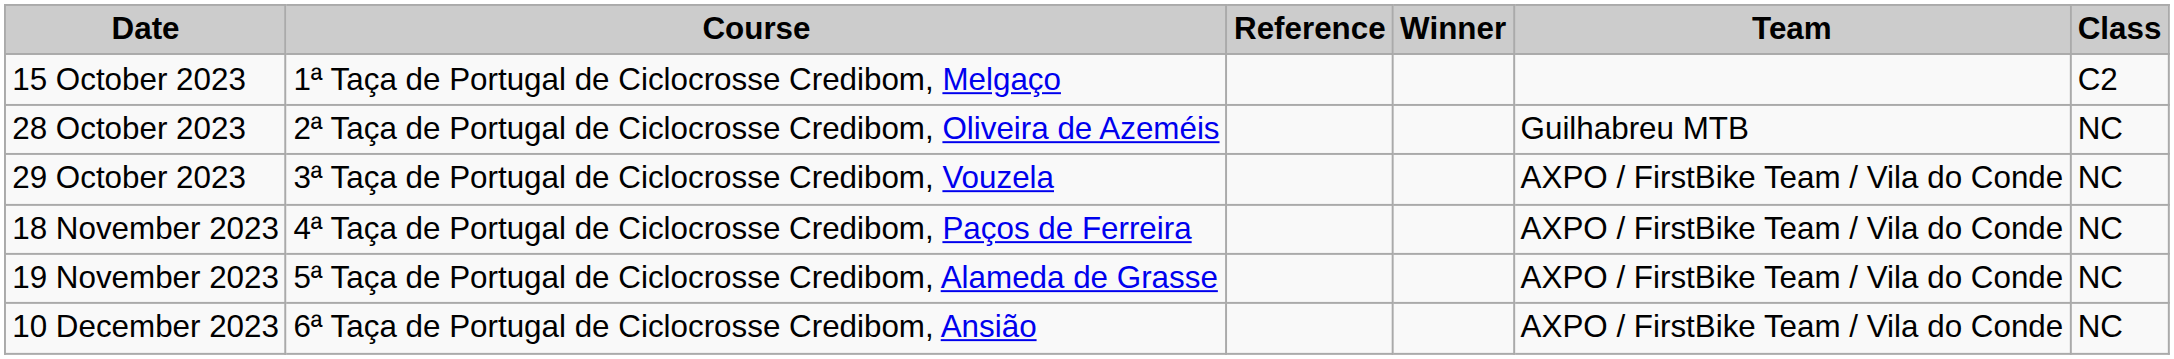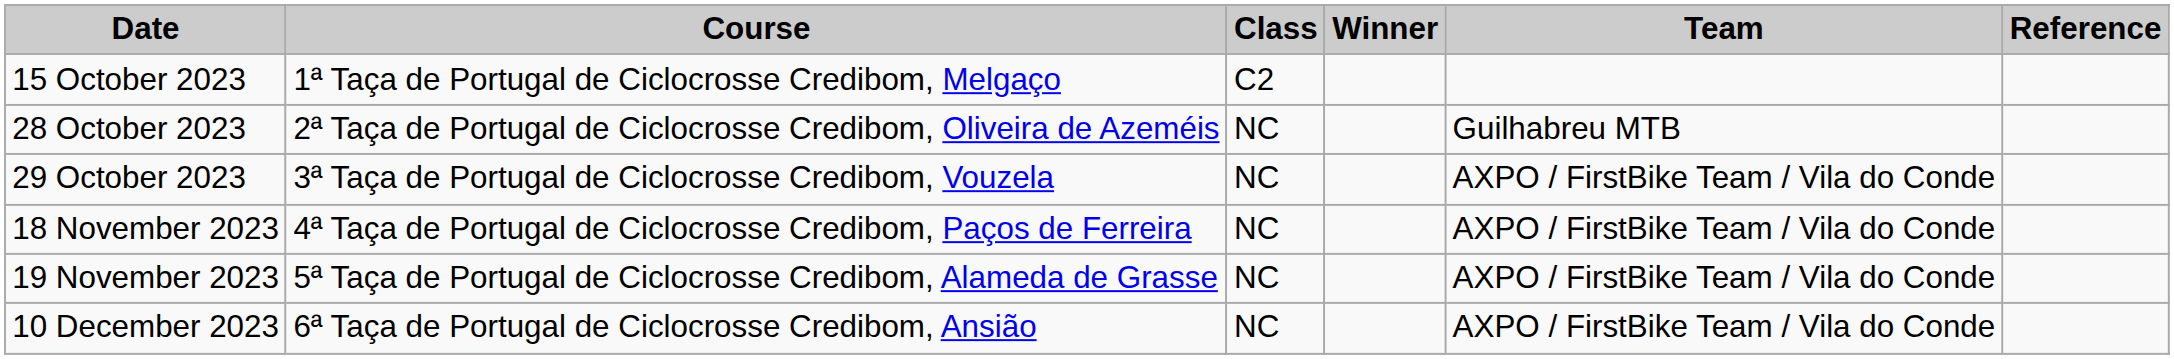columns swapped: (2120, 29) <-> (1310, 29)
